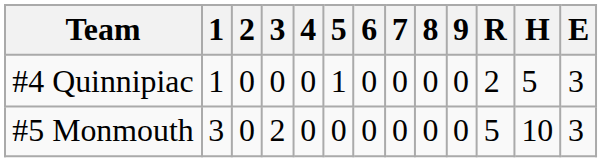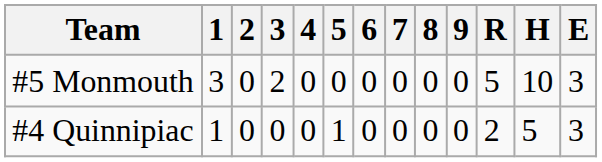rows swapped: (103, 130) <-> (103, 80)
